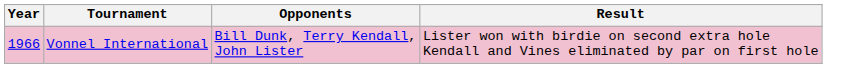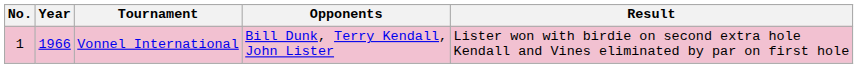+ column: (20, 16)
